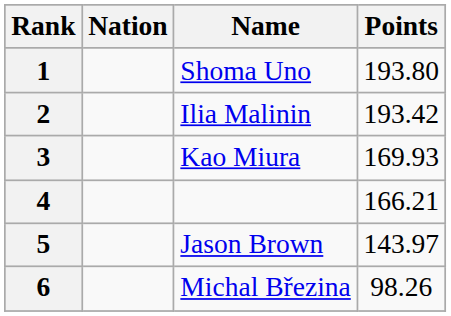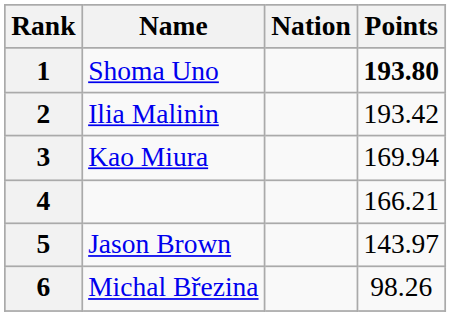columns swapped: (266, 26) <-> (128, 26)
(401, 69) normal -> (401, 69) bold
(401, 157) 169.93 -> (401, 157) 169.94
